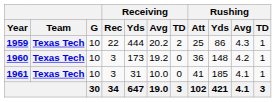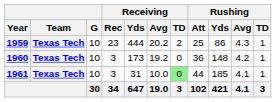(113, 43) 22 -> (113, 43) 23
(179, 74) no background -> (179, 74) lightgreen background
(198, 74) 41 -> (198, 74) 44
